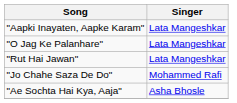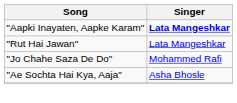(187, 28) normal -> (189, 28) bold
- row: (55, 43)
